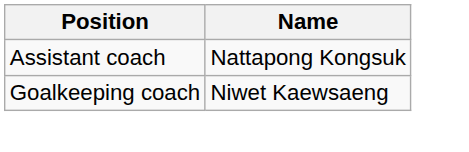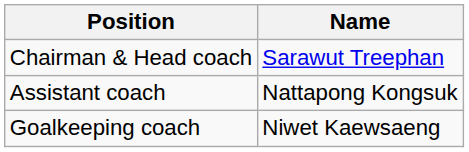+ row: (131, 57)
